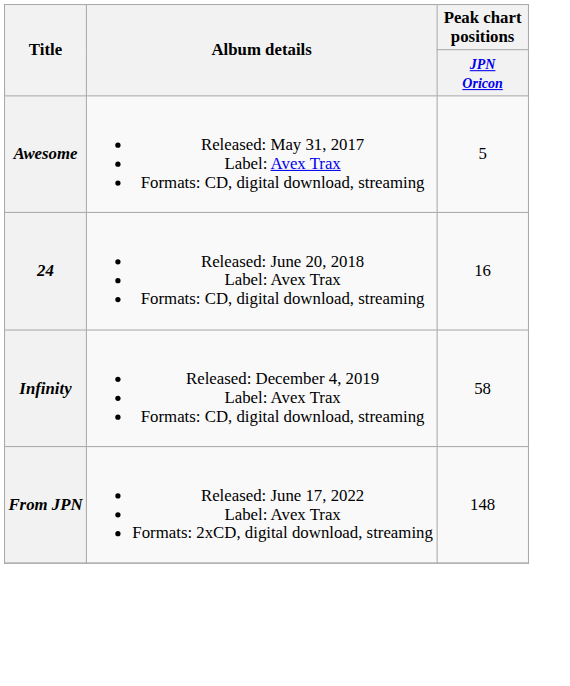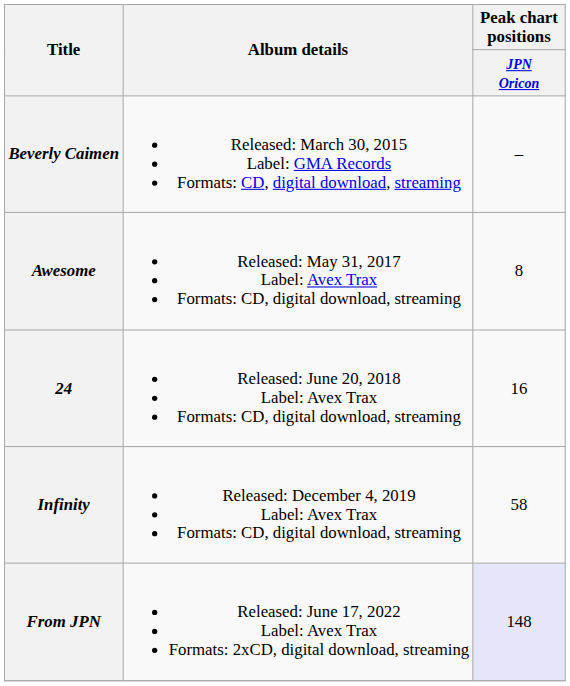+ row: (64, 154)
(483, 154) 5 -> (519, 271) 8
(483, 504) no background -> (519, 621) lavender background
